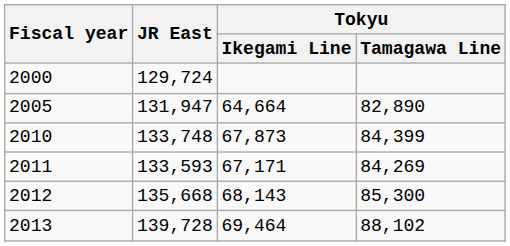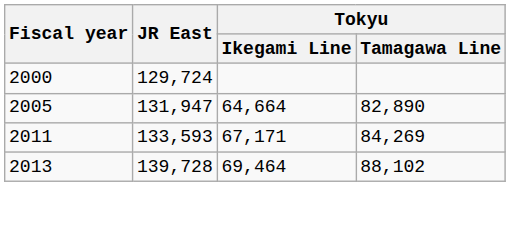- row: (31, 137)
- row: (31, 196)
